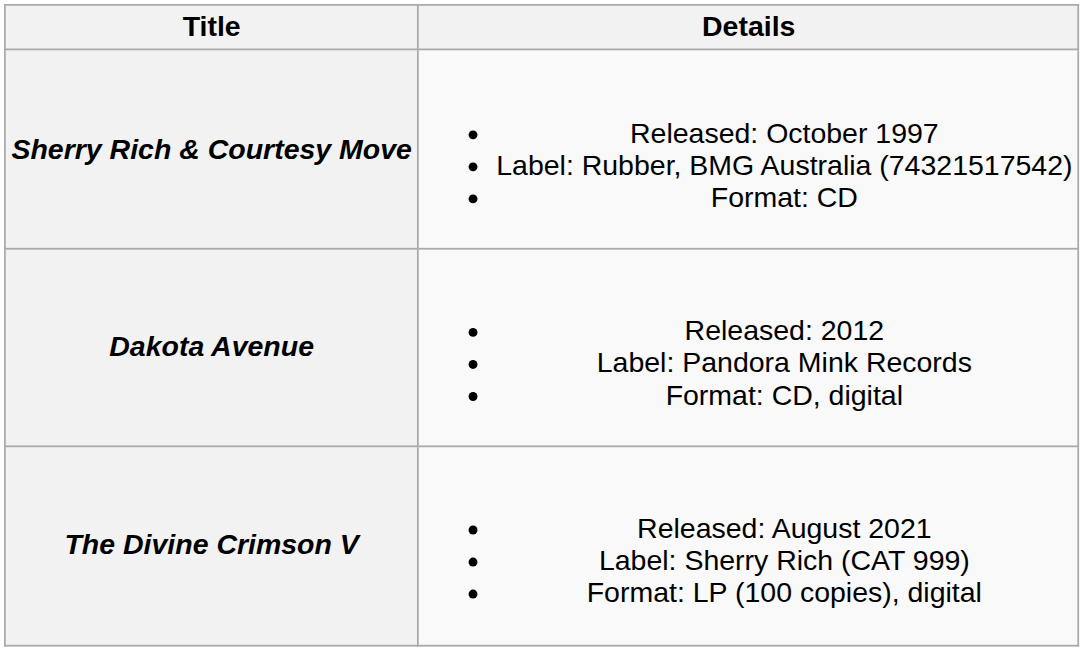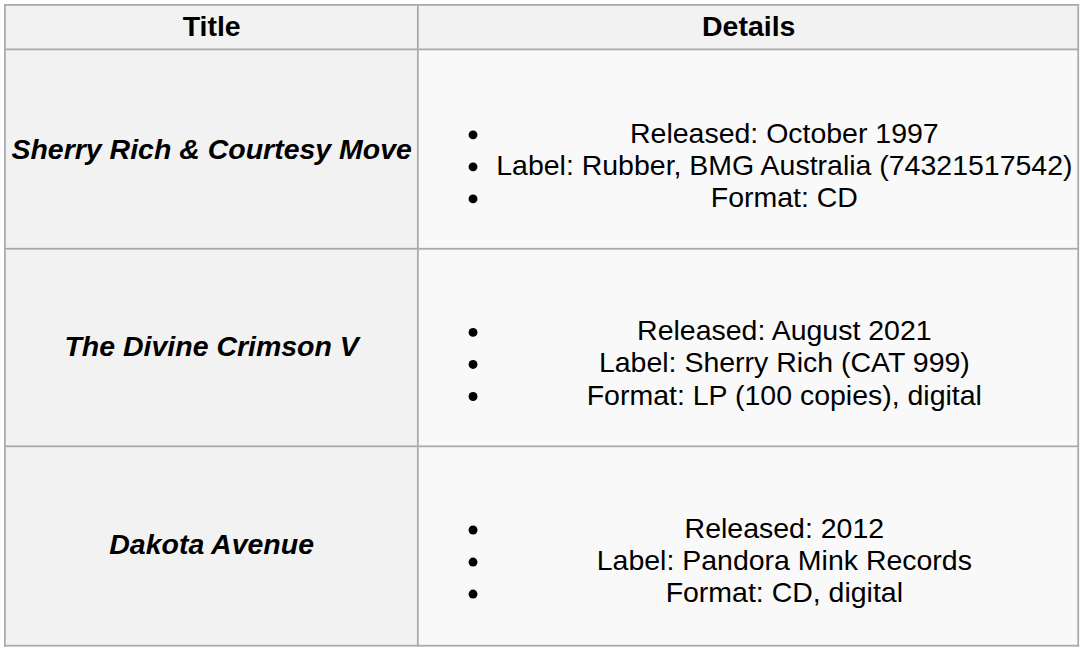rows swapped: (212, 347) <-> (212, 545)
